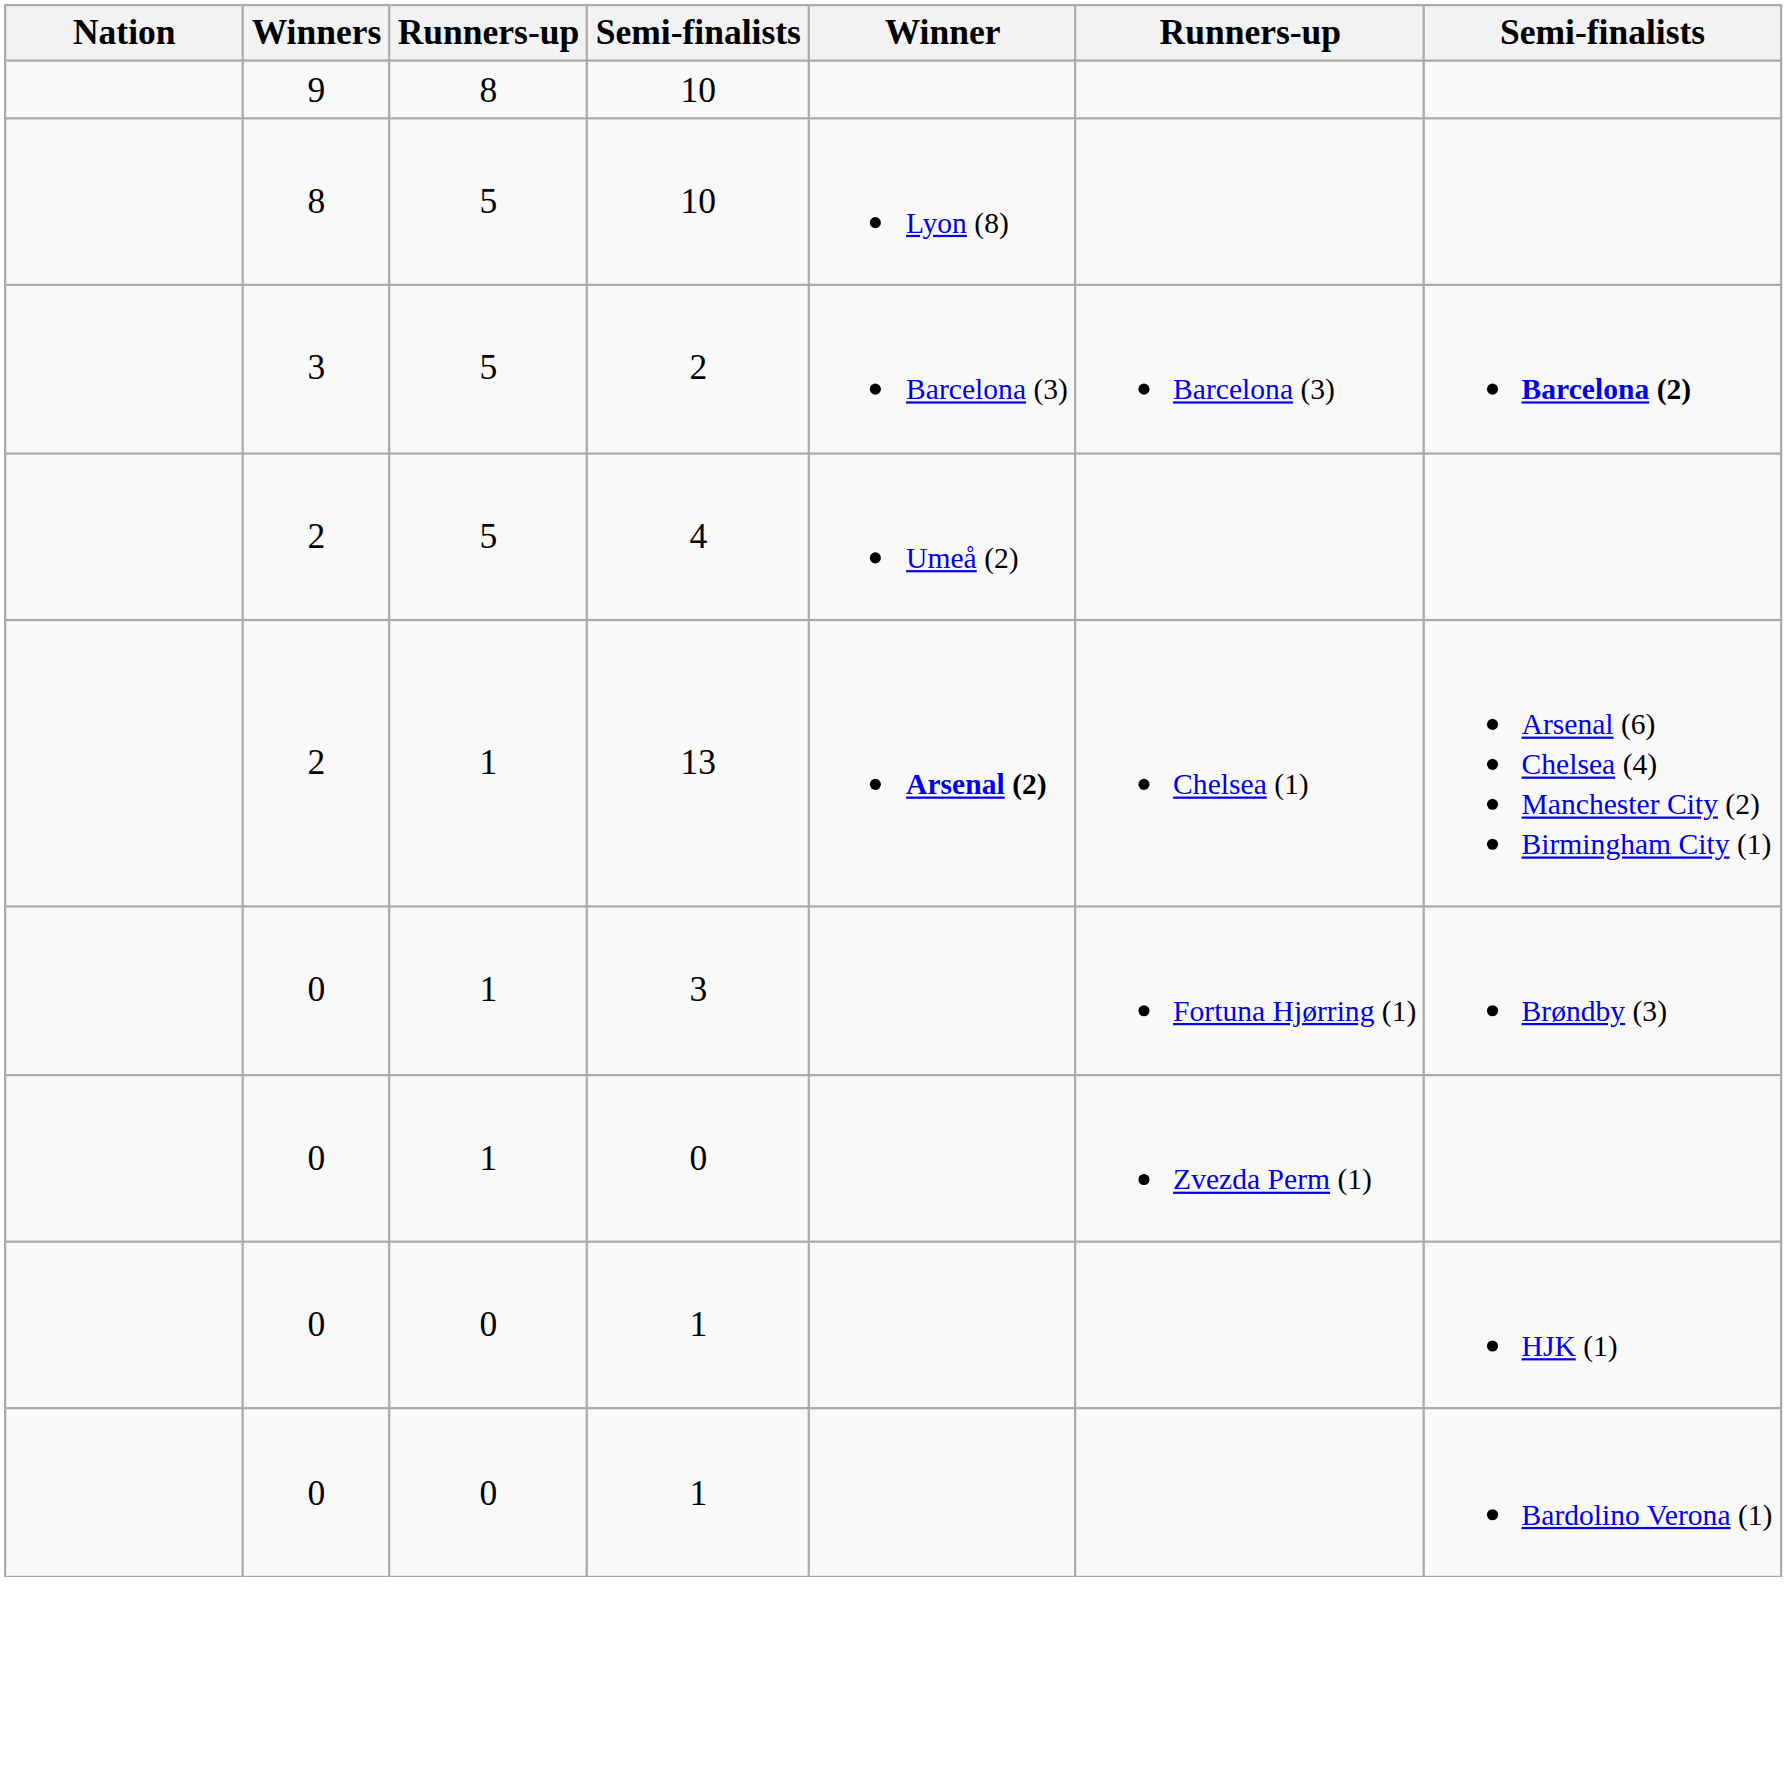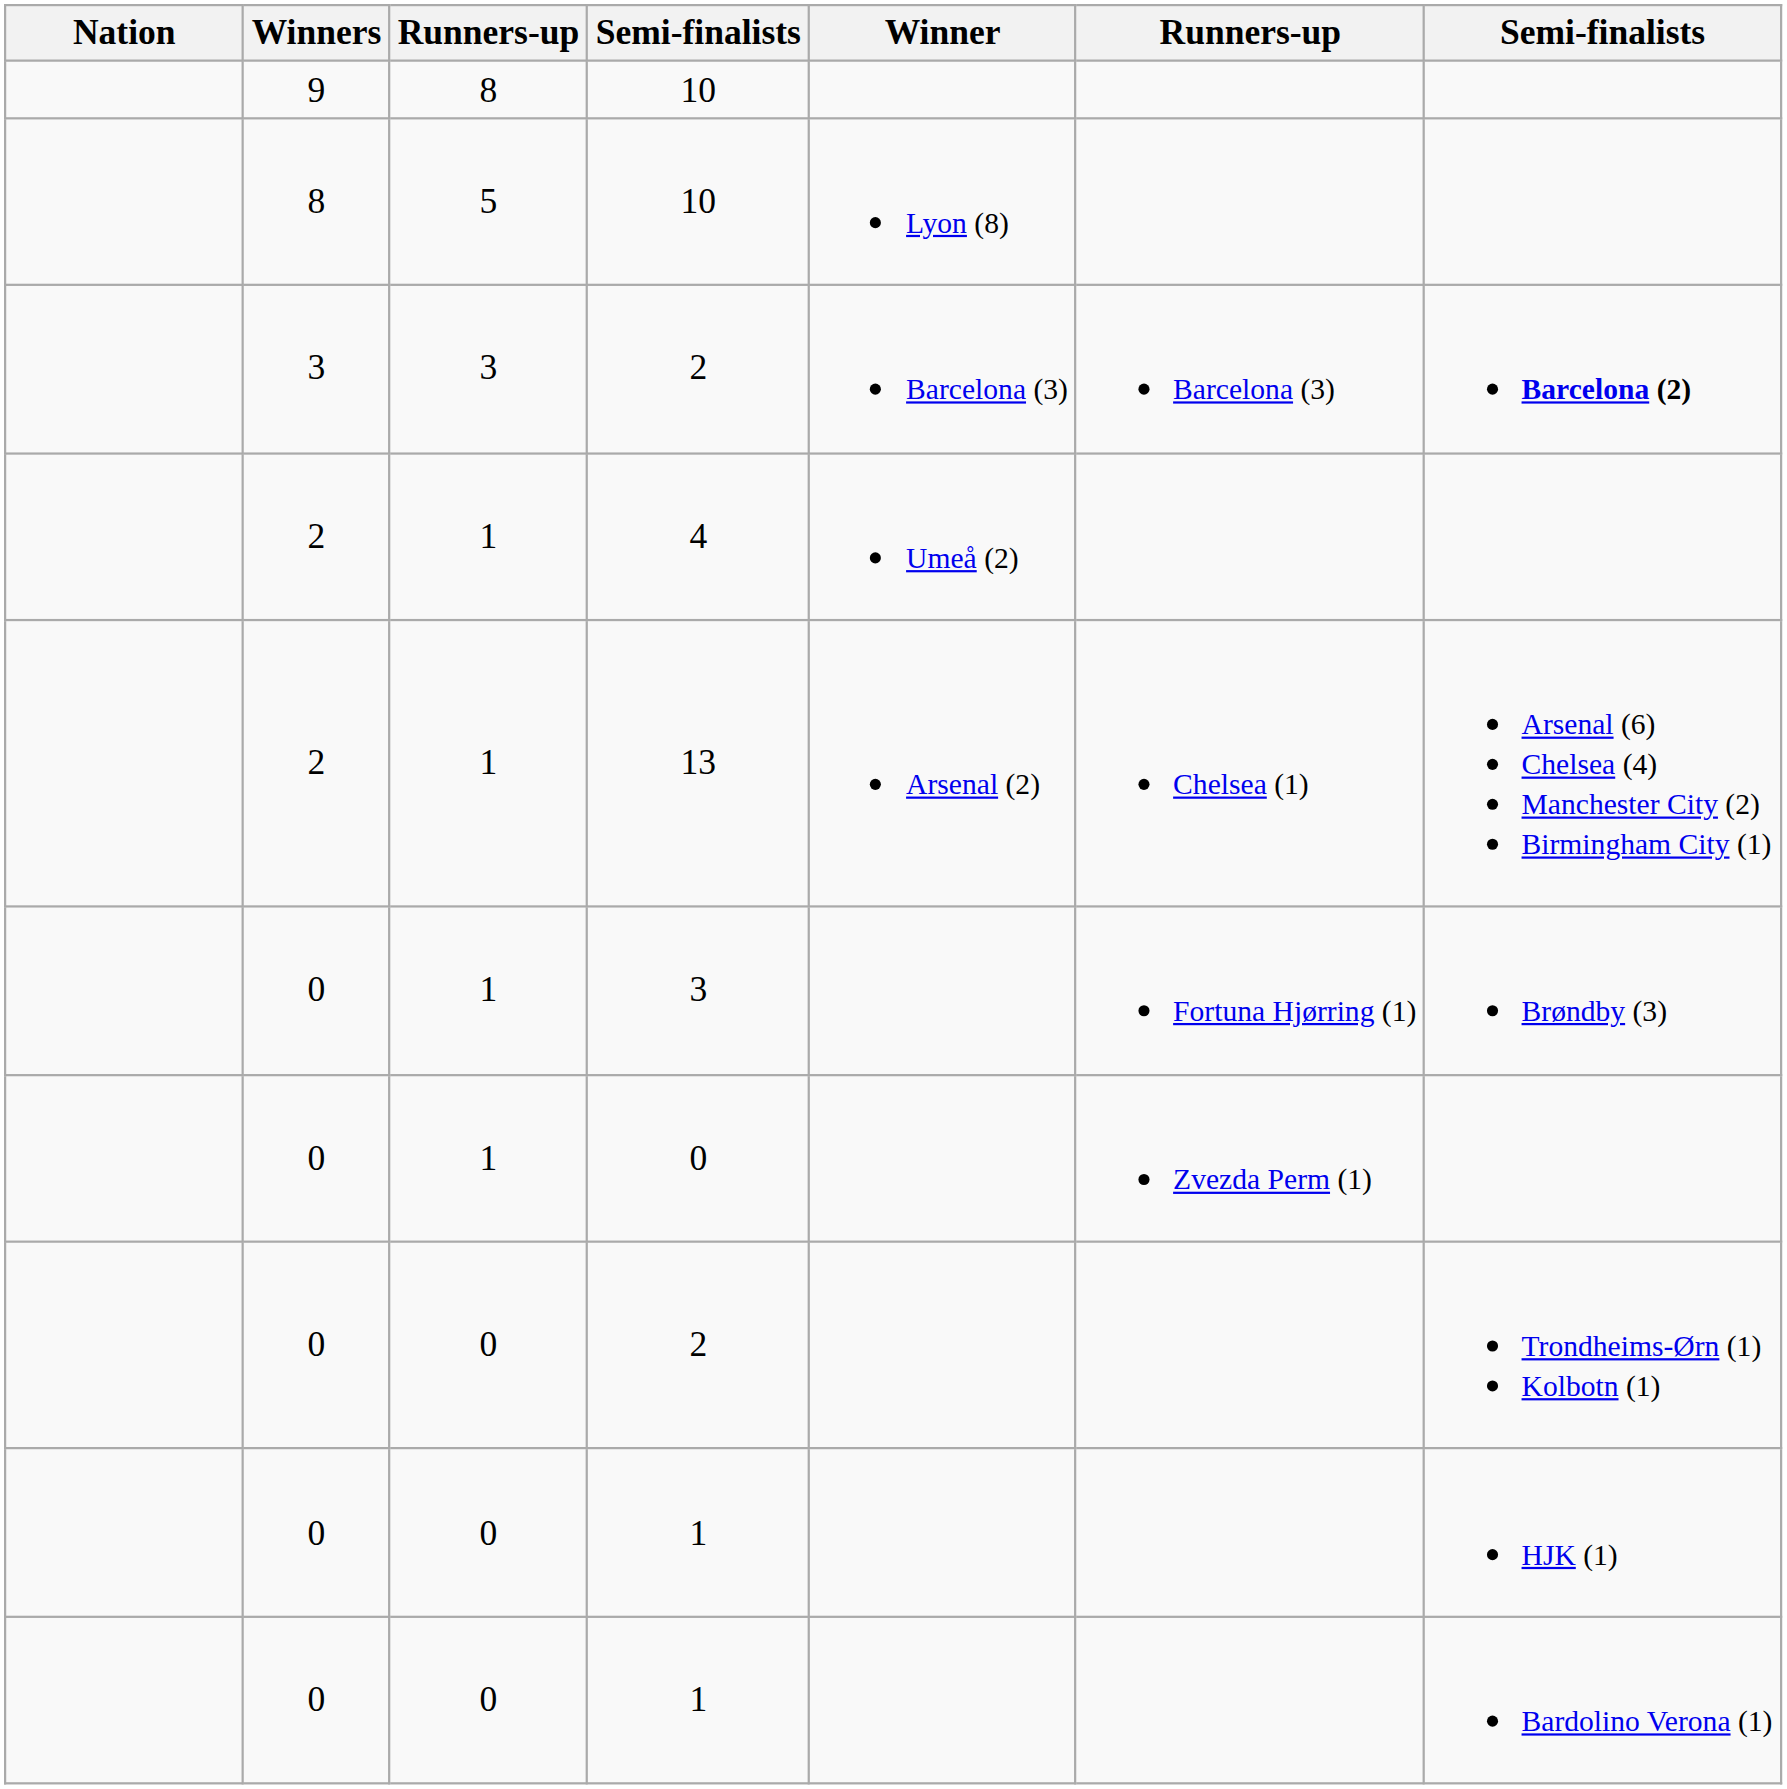(488, 368) 5 -> (488, 368) 3
(488, 535) 5 -> (488, 535) 1
(943, 783) bold -> (943, 783) normal
+ row: (316, 1344)
